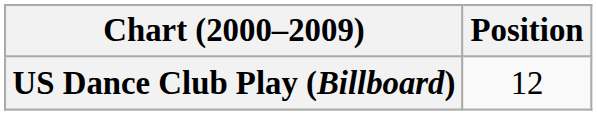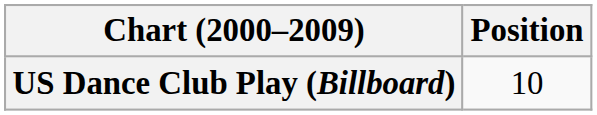(527, 82) 12 -> (527, 82) 10
